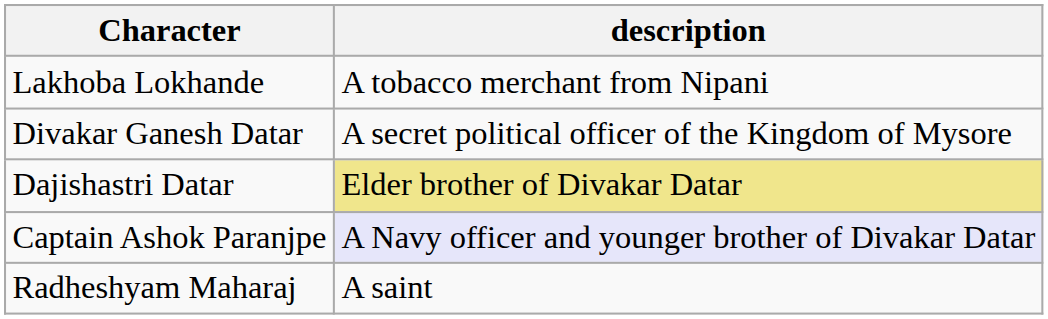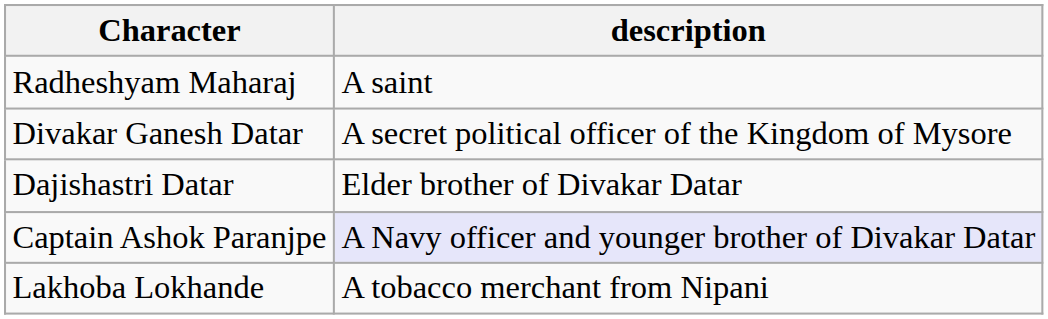rows swapped: (138, 81) <-> (155, 287)
(542, 184) khaki background -> (542, 184) no background
